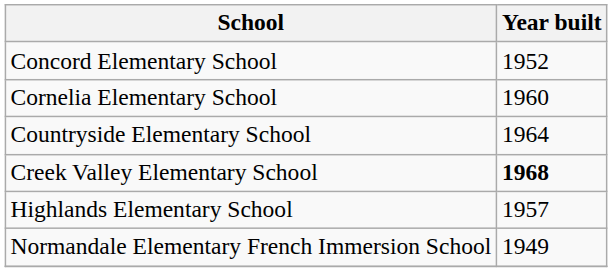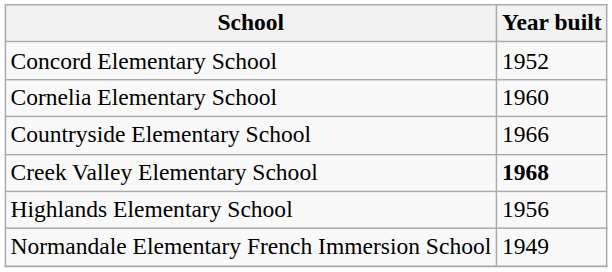(526, 135) 1964 -> (526, 135) 1966
(526, 209) 1957 -> (526, 209) 1956
